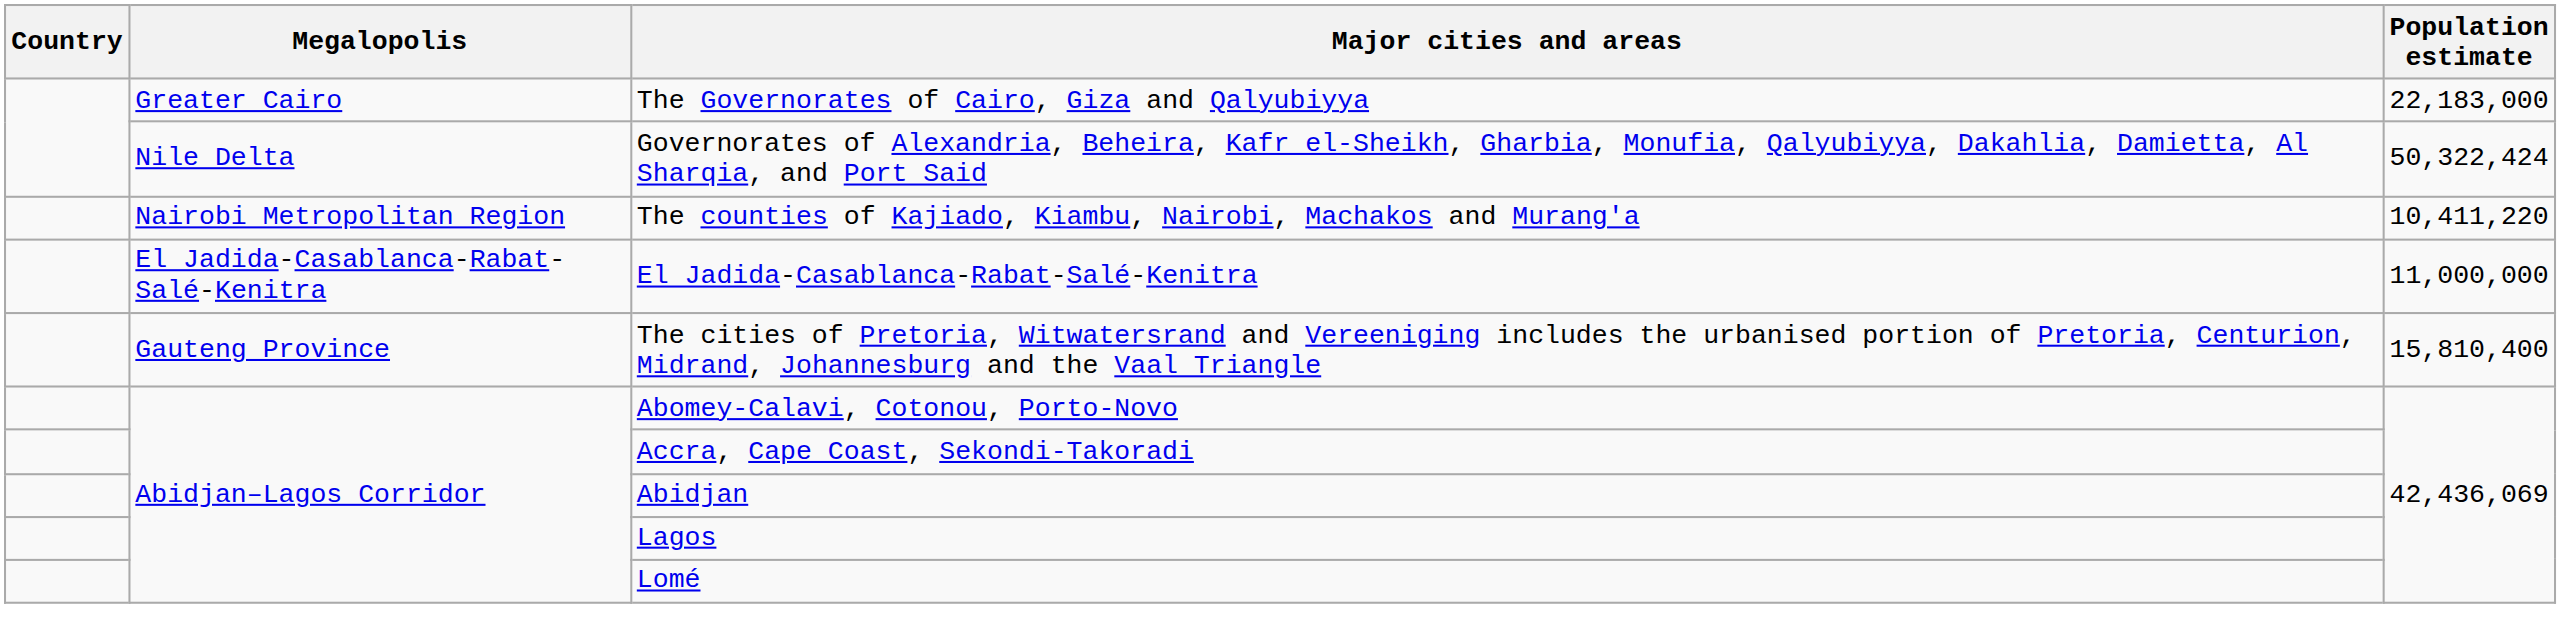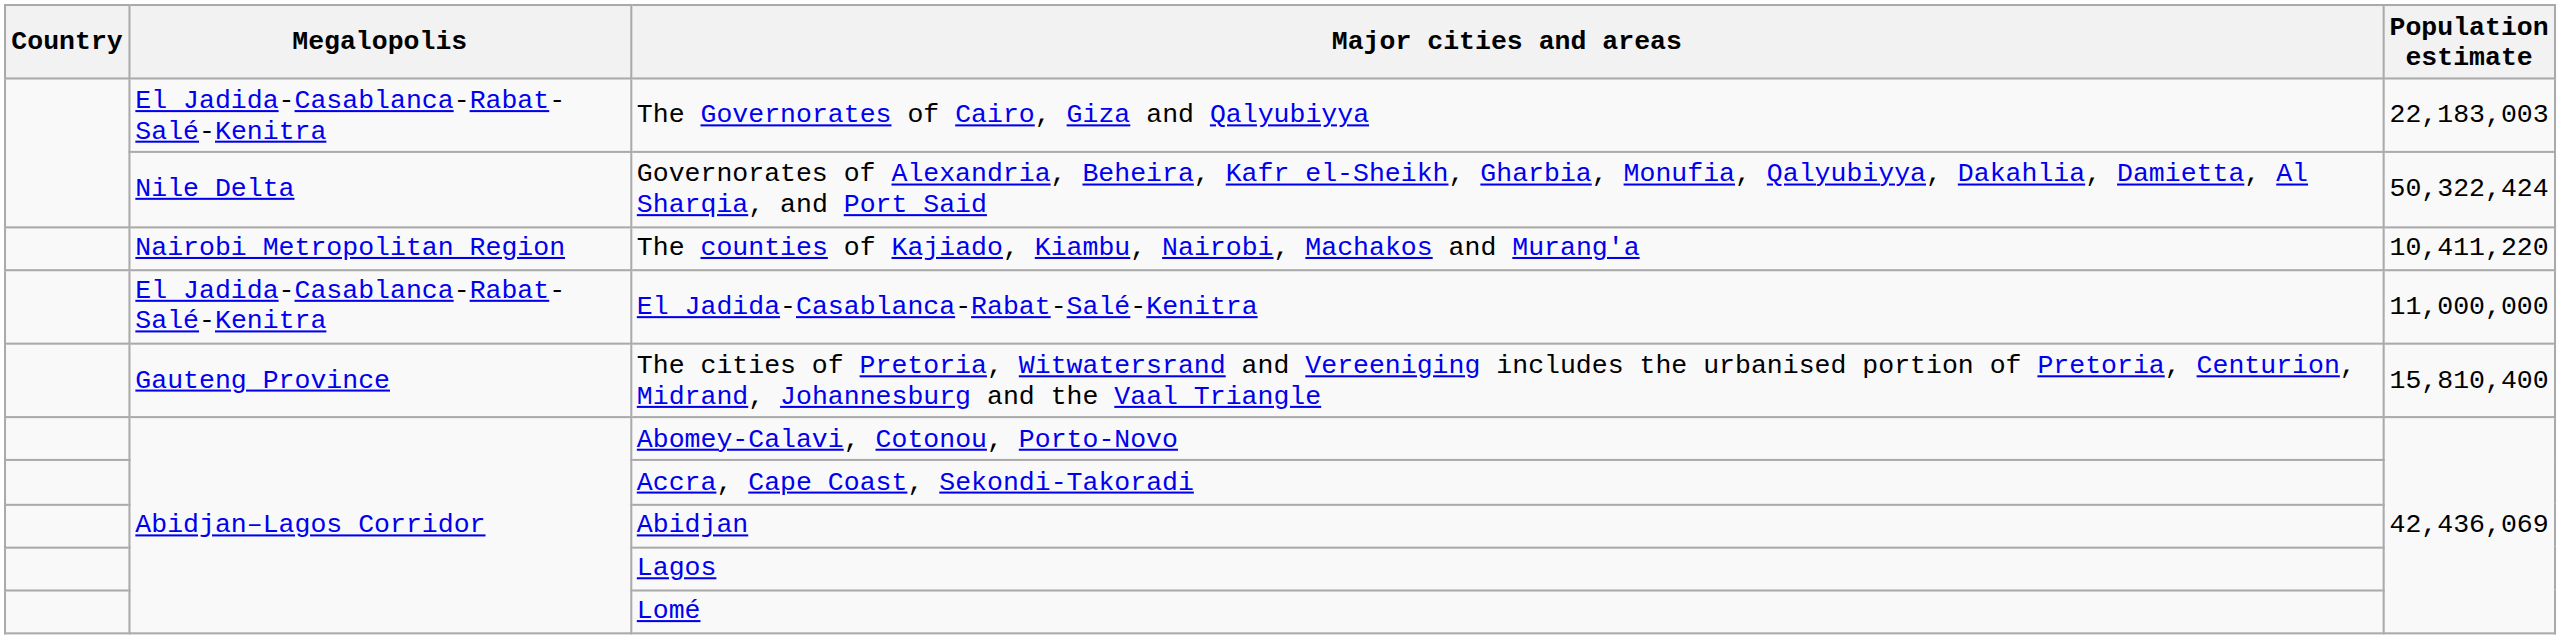(239, 100) Greater Cairo -> (350, 116) El Jadida-Casablanca-Rabat-Salé-Kenitra
(2469, 100) 22,183,000 -> (2469, 116) 22,183,003
